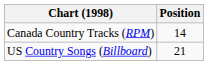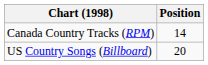(180, 51) 21 -> (180, 51) 20
